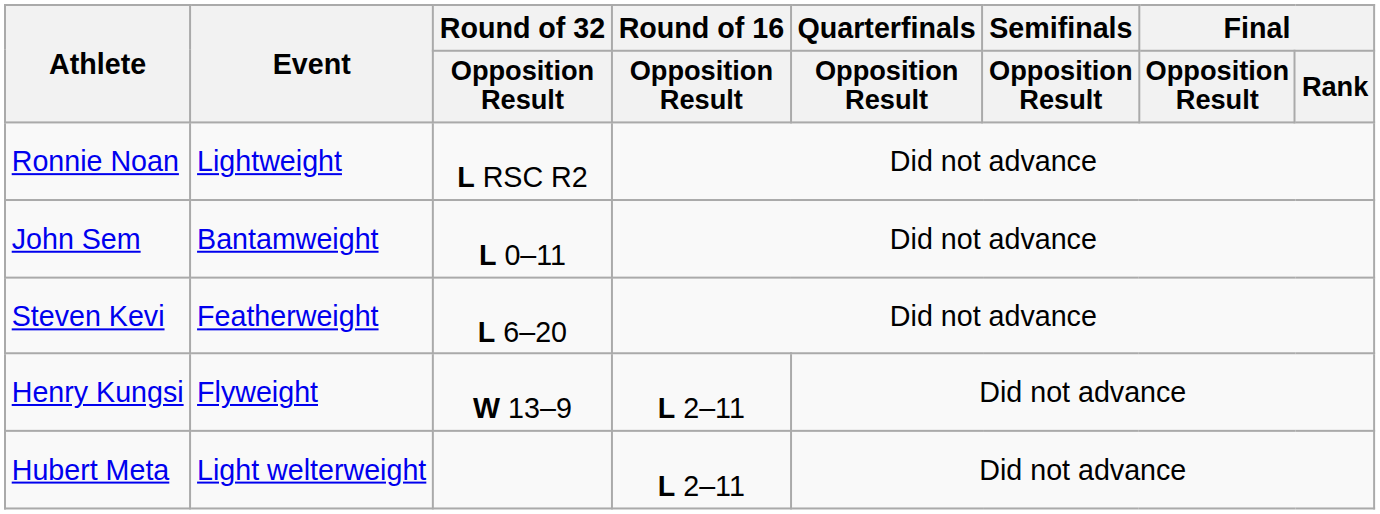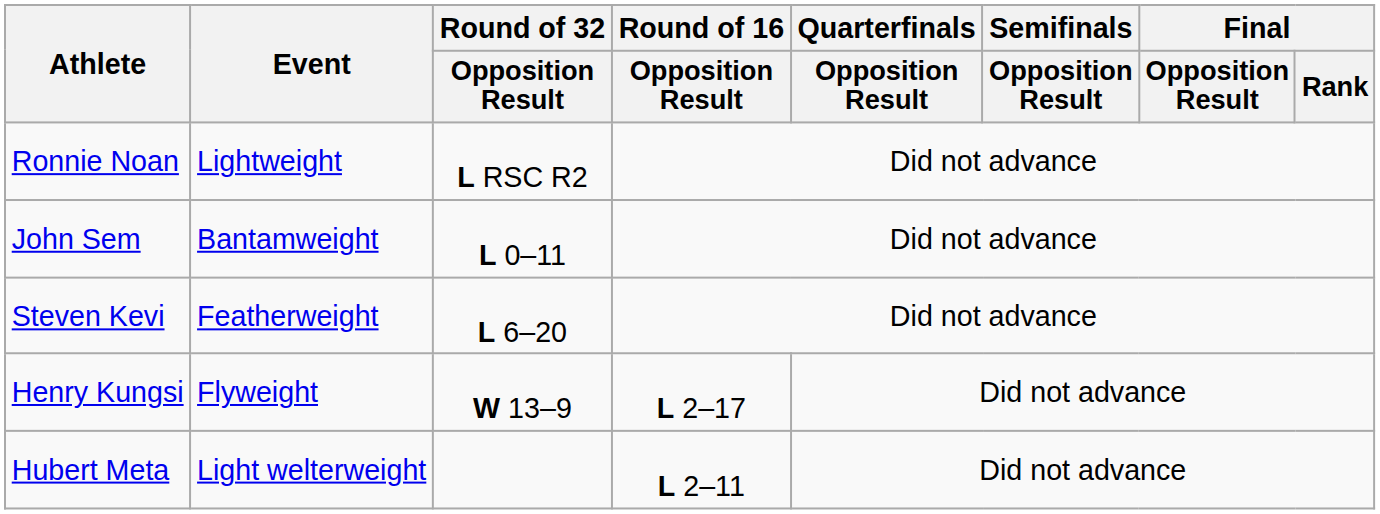(701, 409) L 2–11 -> (701, 409) L 2–17
